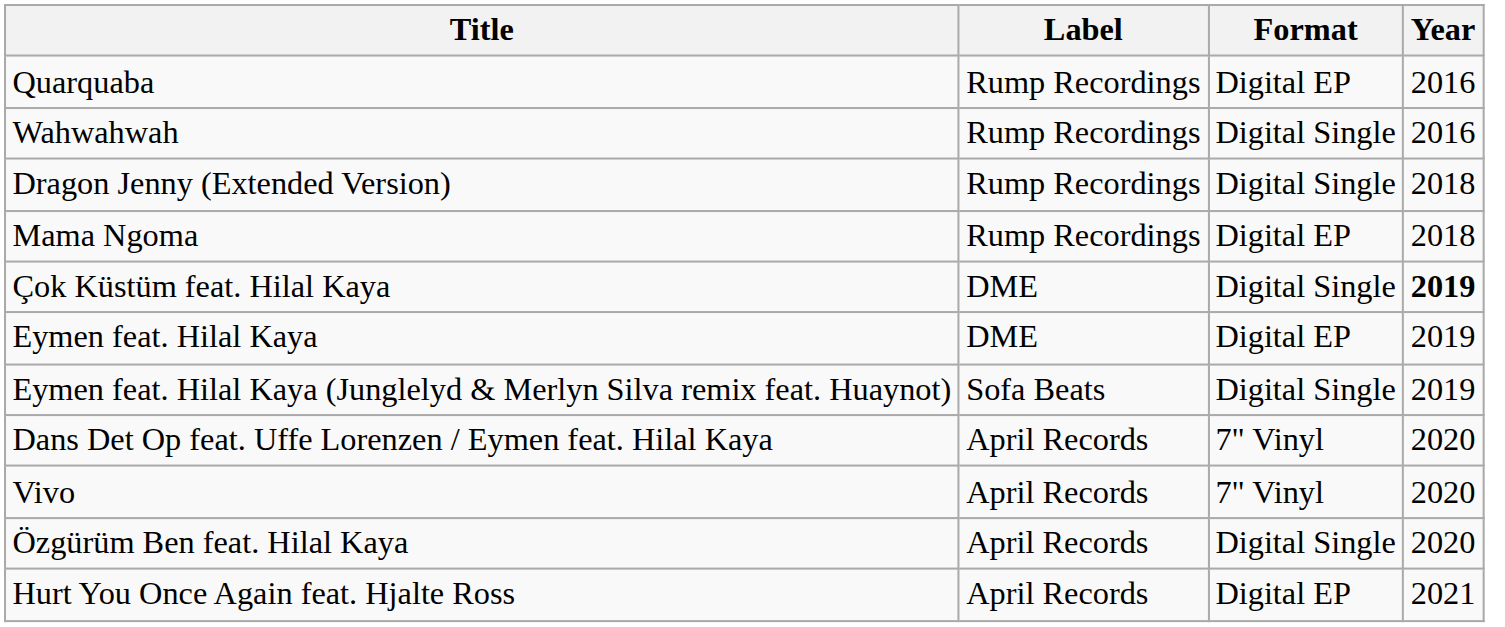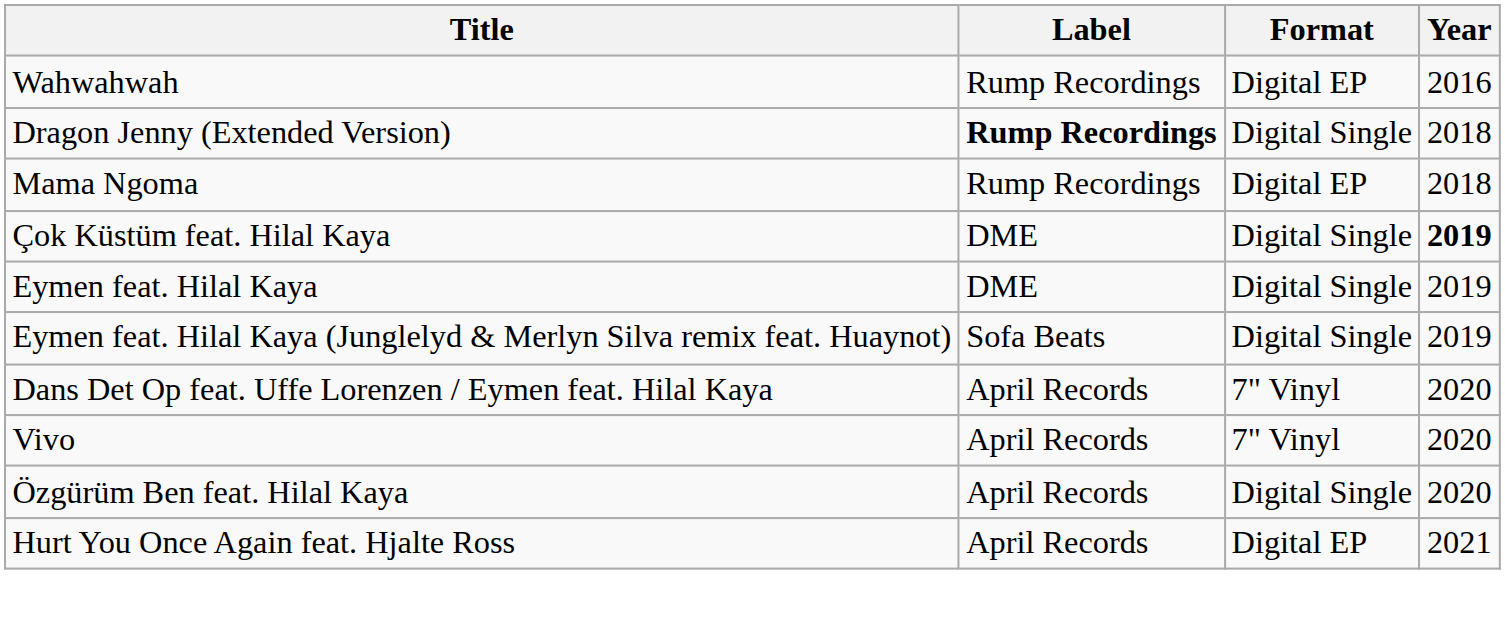- row: (83, 81)
(1306, 132) Digital Single -> (1299, 81) Digital EP
(1083, 183) normal -> (1091, 132) bold
(1283, 337) Digital EP -> (1322, 286) Digital Single
